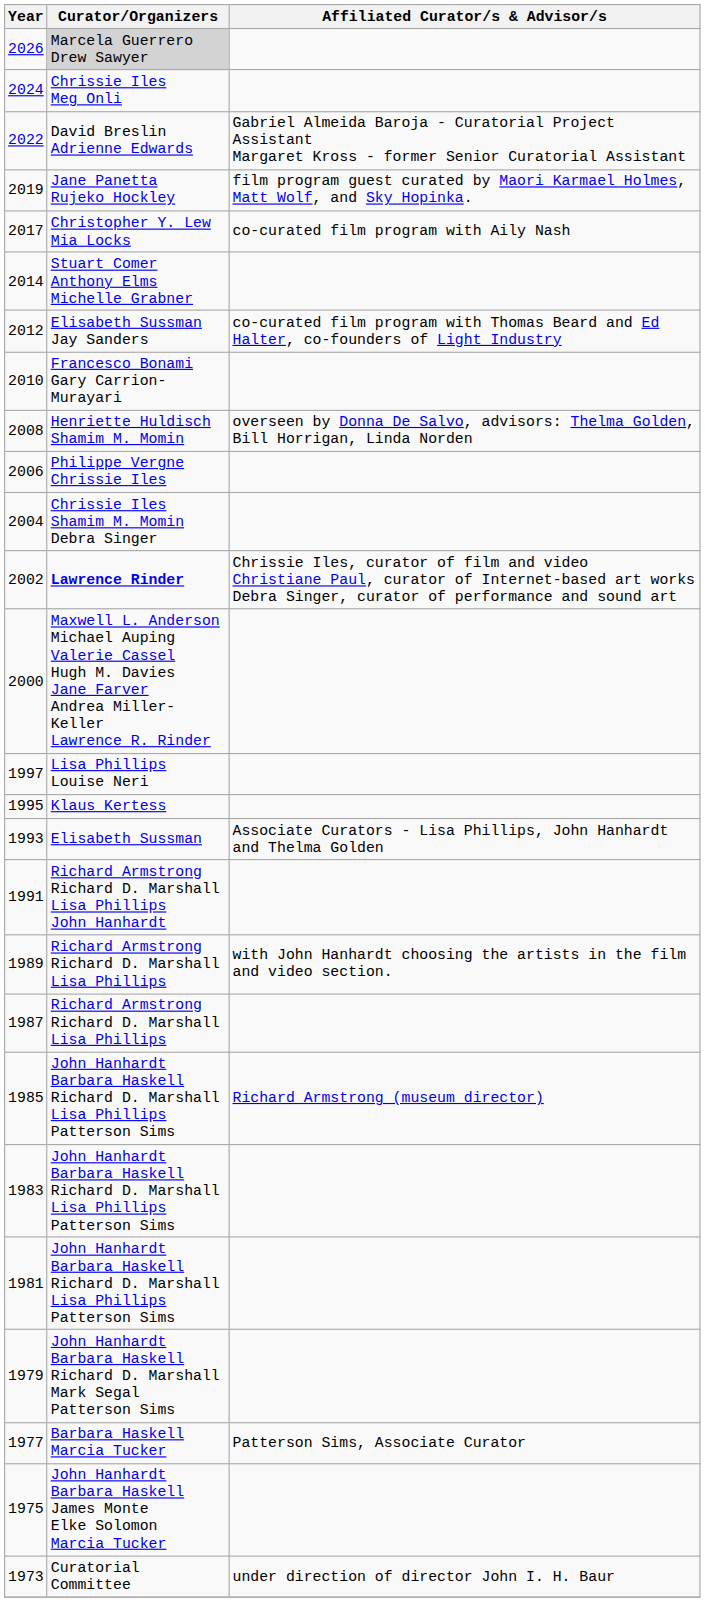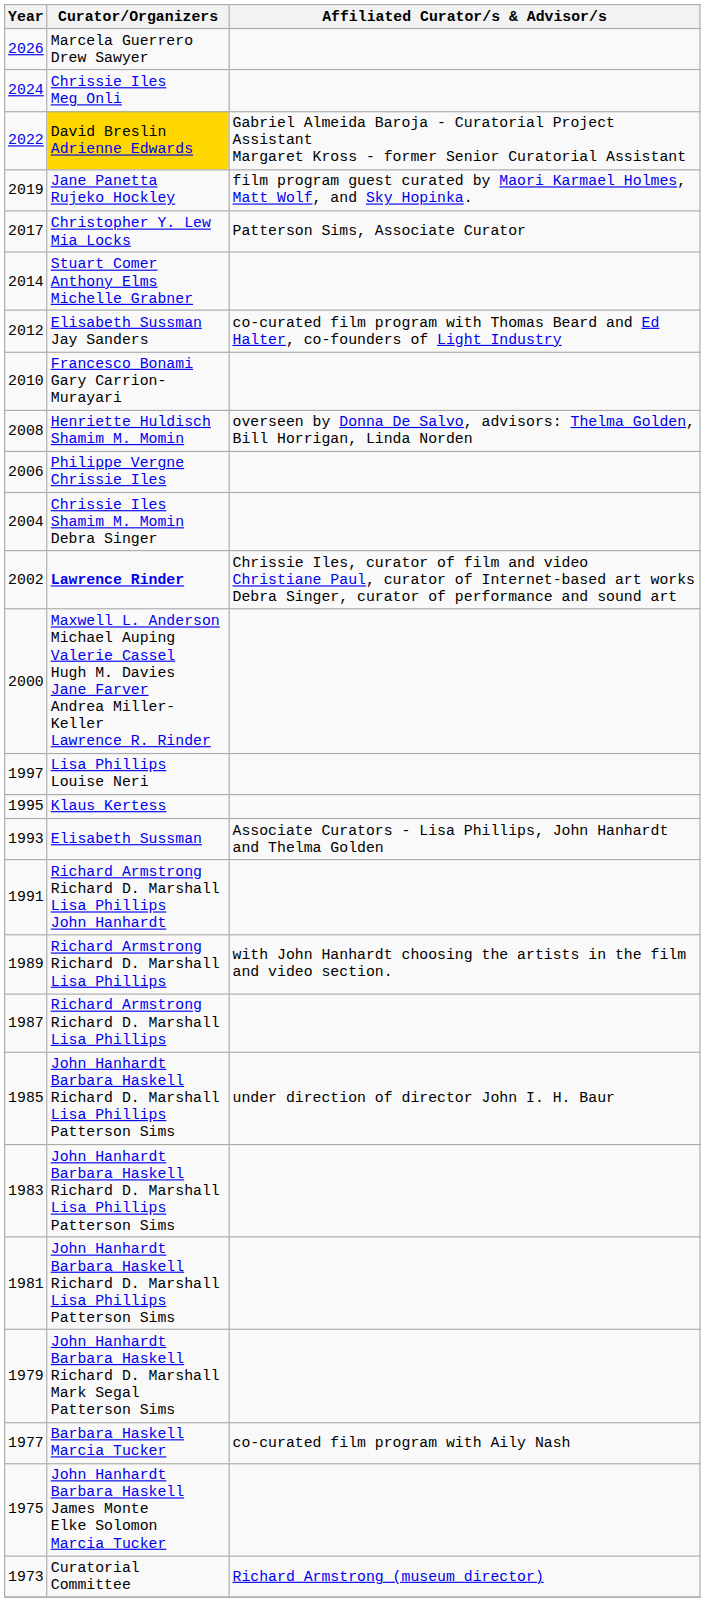(122, 49) lightgrey background -> (122, 49) no background
(122, 140) no background -> (122, 140) gold background
(401, 231) co-curated film program with Aily Nash -> (379, 231) Patterson Sims, Associate Curator
(388, 1098) Richard Armstrong (museum director) -> (424, 1098) under direction of director John I. H. Baur
(379, 1443) Patterson Sims, Associate Curator -> (401, 1443) co-curated film program with Aily Nash
(424, 1577) under direction of director John I. H. Baur -> (388, 1577) Richard Armstrong (museum director)
